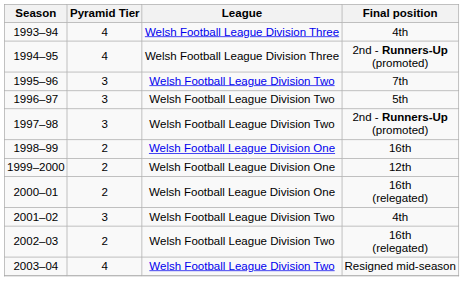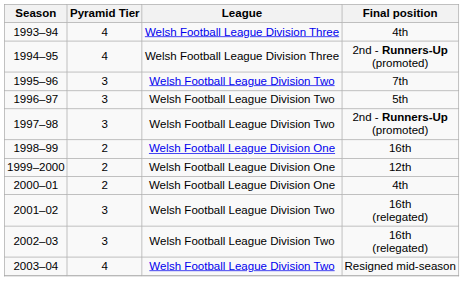(400, 192) 16th (relegated) -> (400, 185) 4th
(400, 216) 4th -> (400, 210) 16th (relegated)
(105, 241) 2 -> (105, 241) 3
